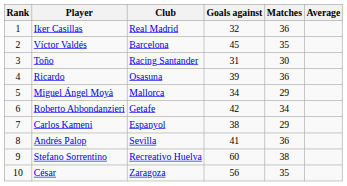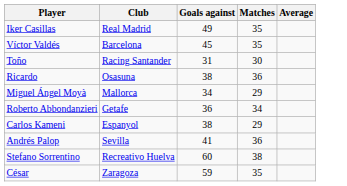- column: (18, 12)
(234, 28) 32 -> (207, 28) 49
(284, 28) 36 -> (257, 28) 35
(234, 76) 39 -> (207, 76) 38
(234, 108) 42 -> (207, 108) 36
(234, 173) 56 -> (207, 173) 59
